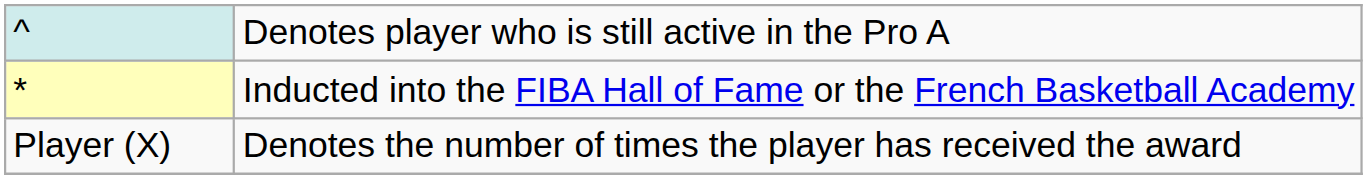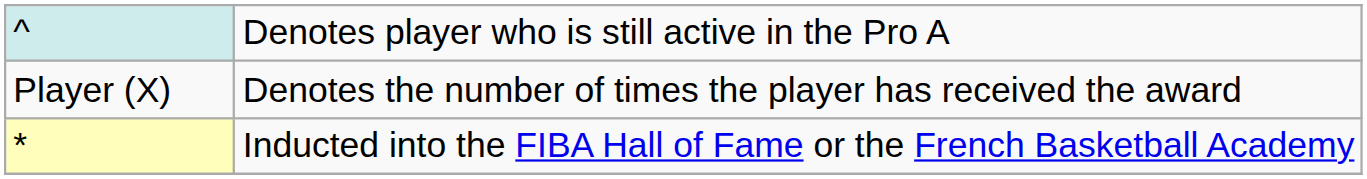rows swapped: (20, 88) <-> (92, 145)
